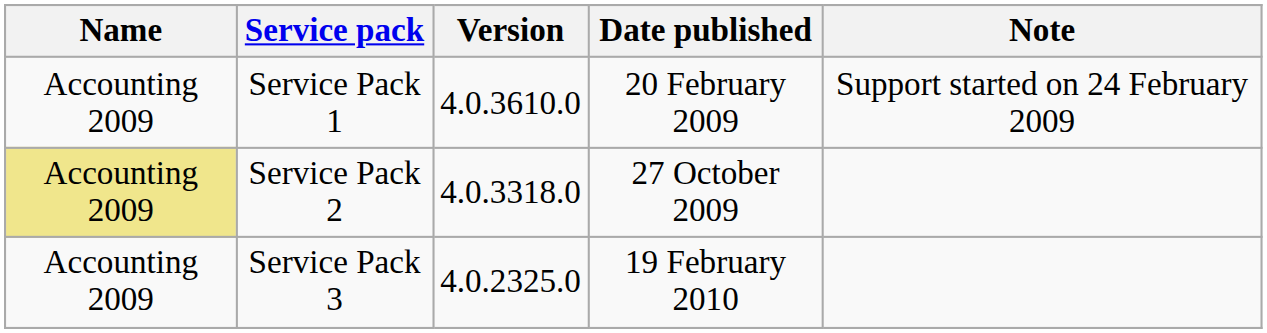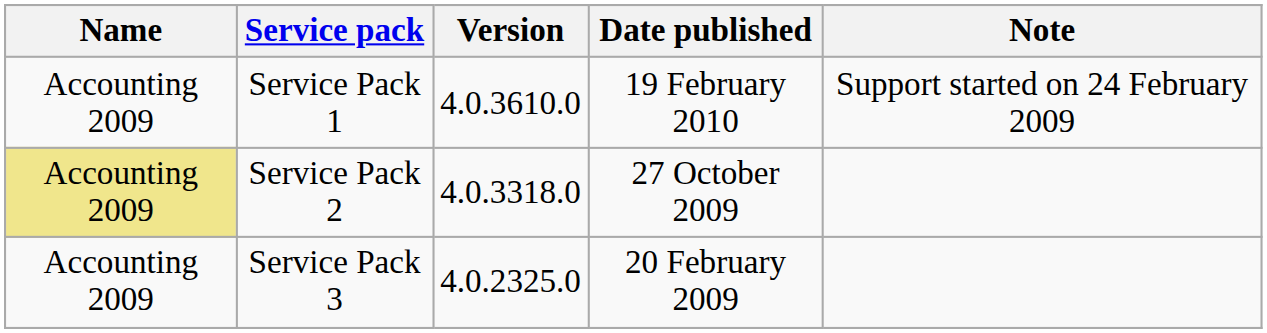(706, 101) 20 February 2009 -> (706, 101) 19 February 2010
(706, 281) 19 February 2010 -> (706, 281) 20 February 2009
